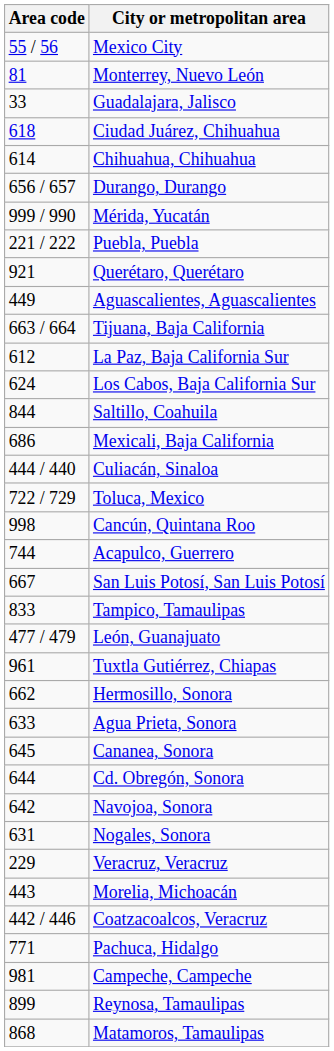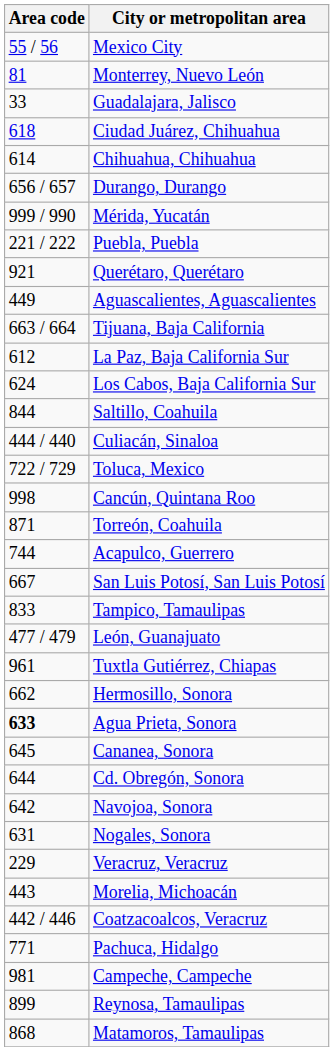- row: (183, 441)
+ row: (157, 525)
(22, 722) normal -> (22, 722) bold
